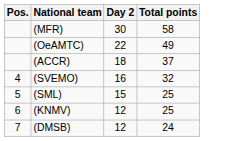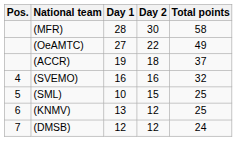+ column: (120, 12)
